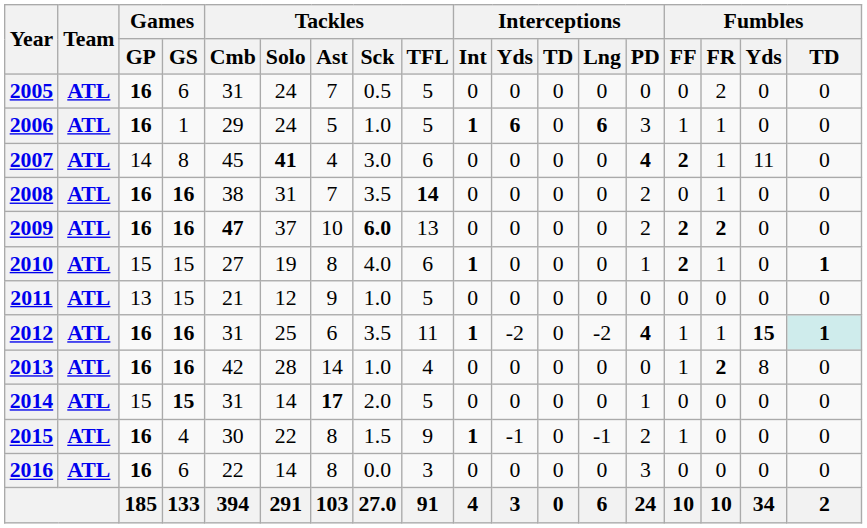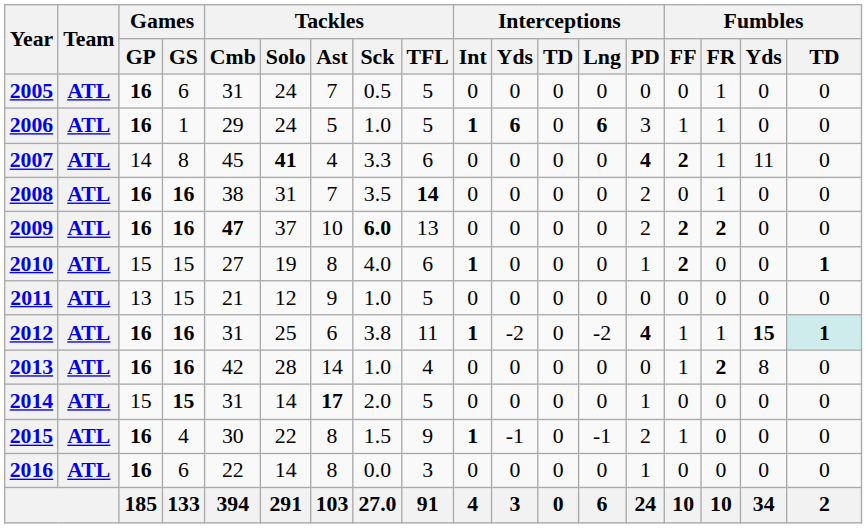(721, 90) 2 -> (721, 90) 1
(377, 159) 3.0 -> (377, 159) 3.3
(721, 263) 1 -> (721, 263) 0
(377, 332) 3.5 -> (377, 332) 3.8
(645, 470) 3 -> (645, 470) 1
